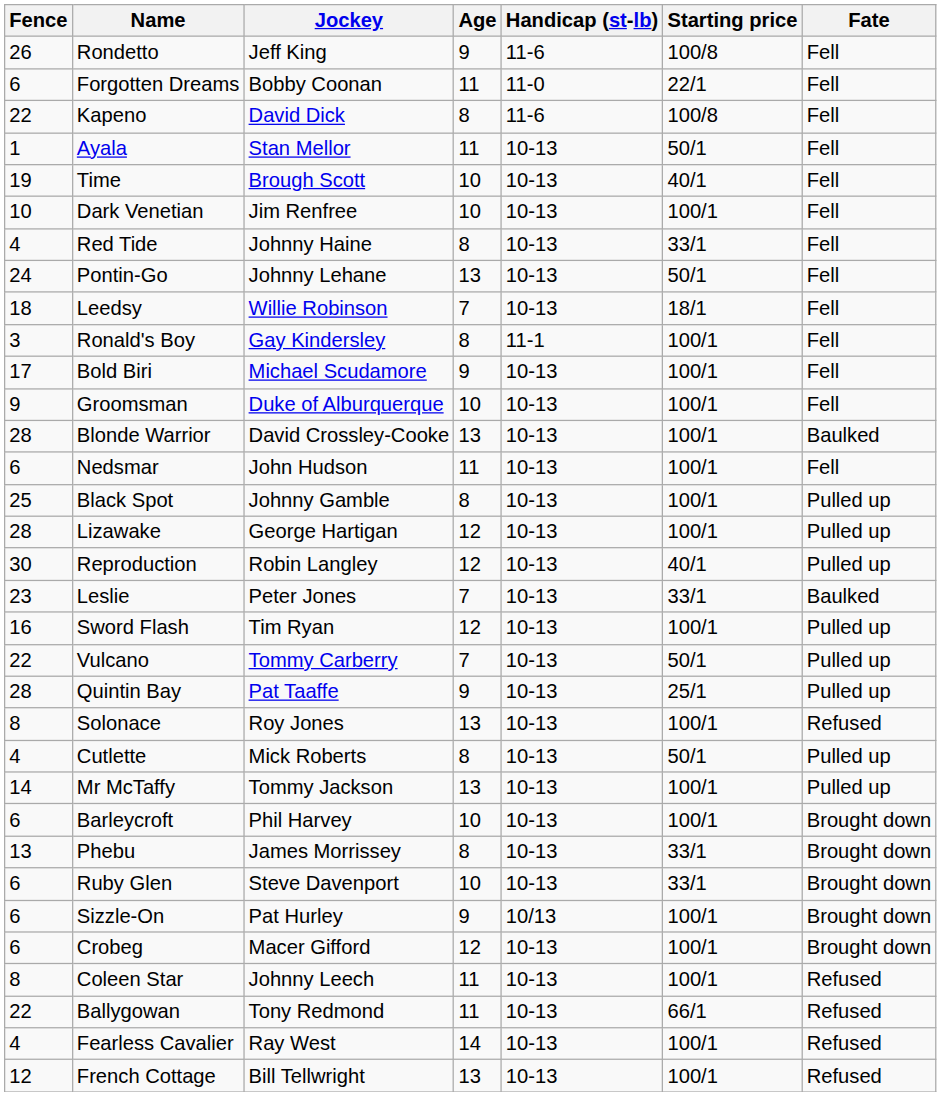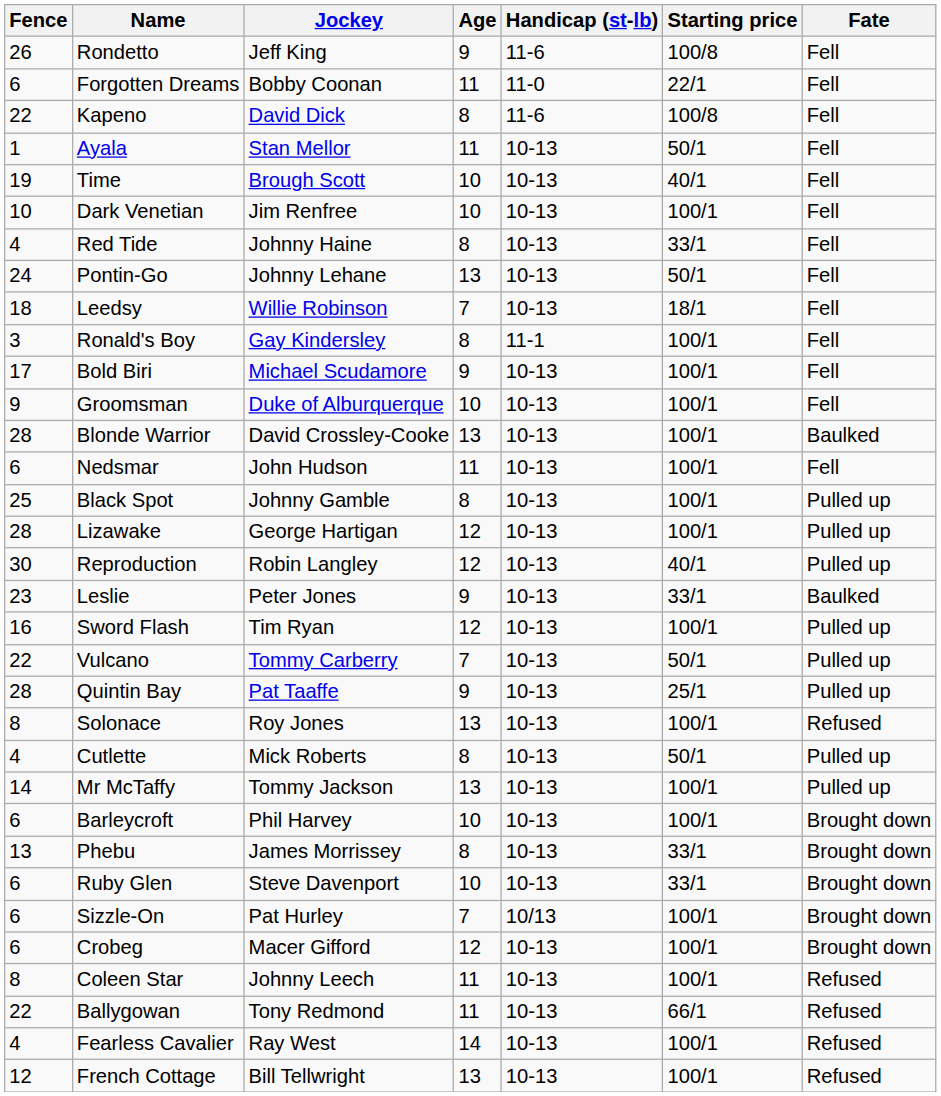(464, 595) 7 -> (464, 595) 9
(464, 915) 9 -> (464, 915) 7
